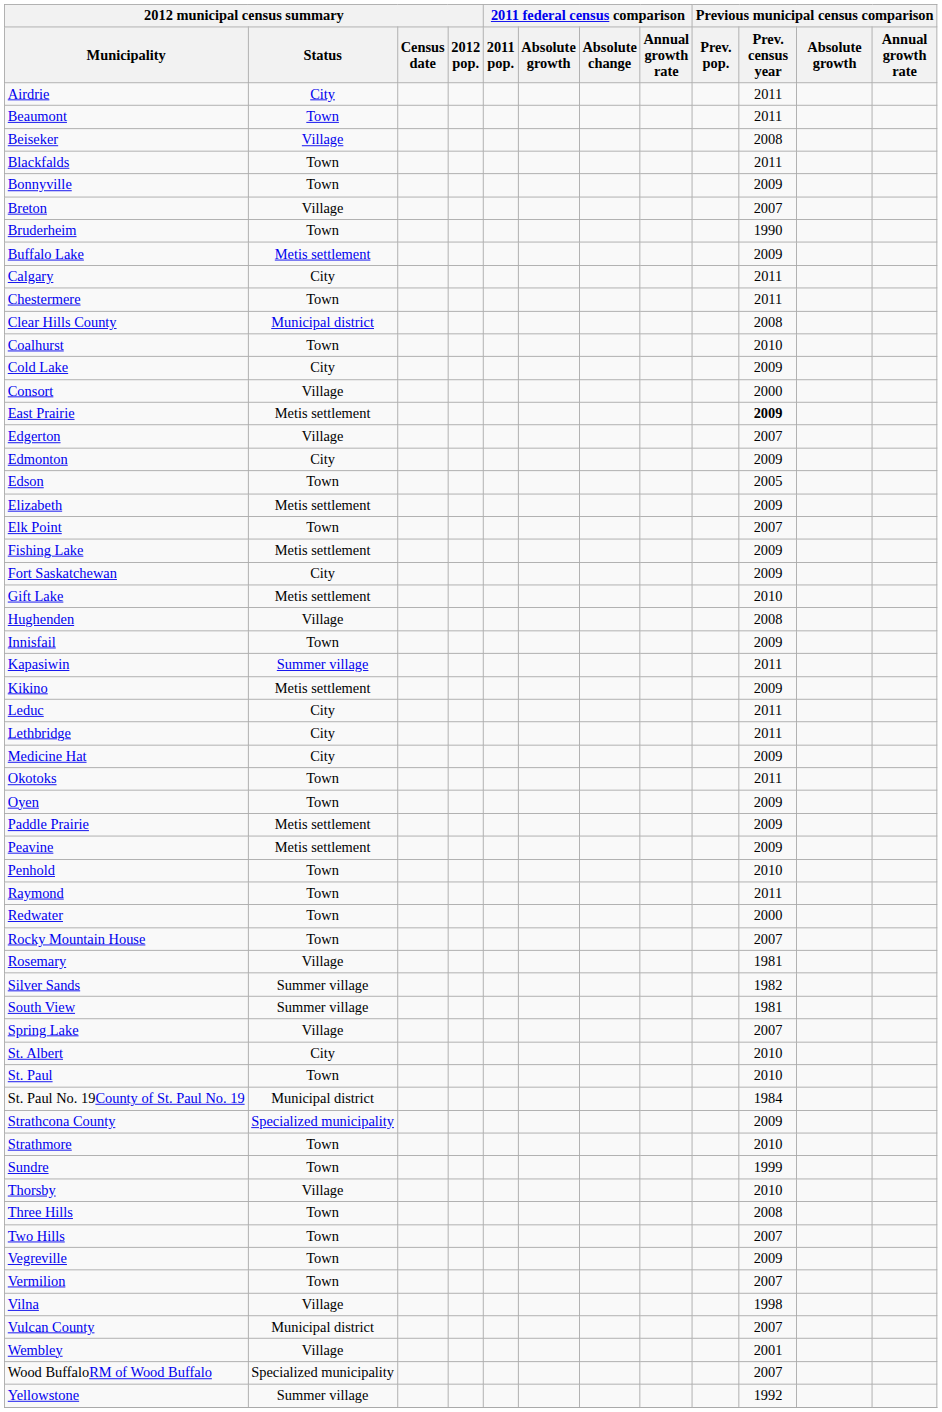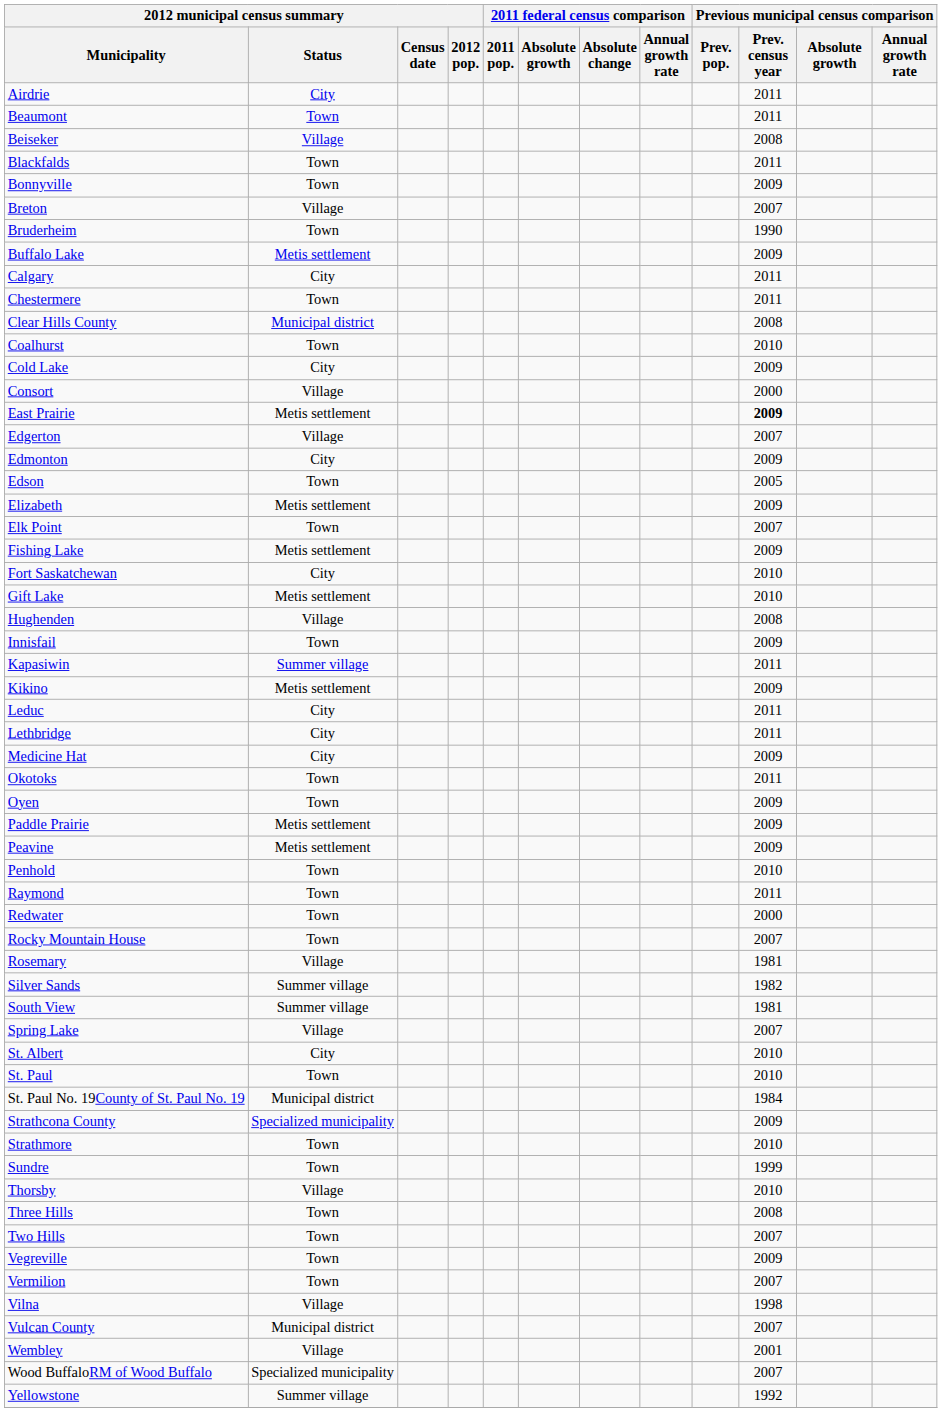(768, 573) 2009 -> (768, 573) 2010
